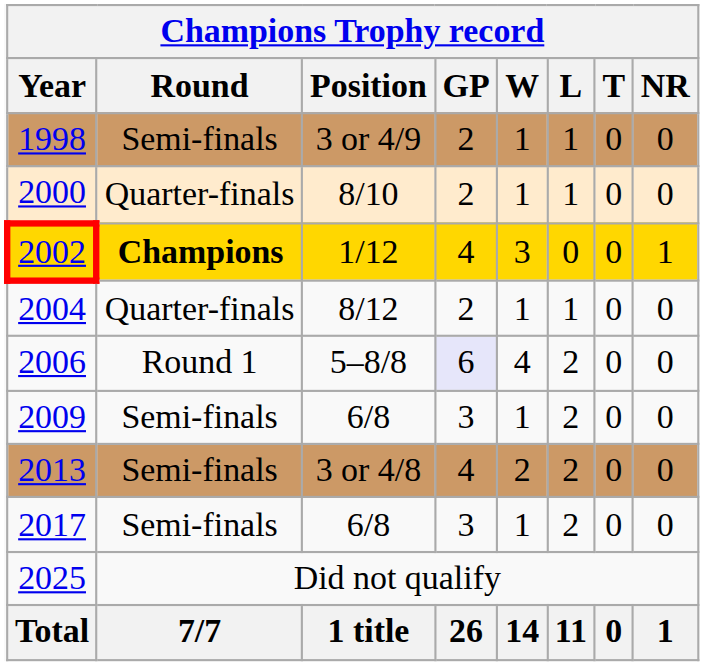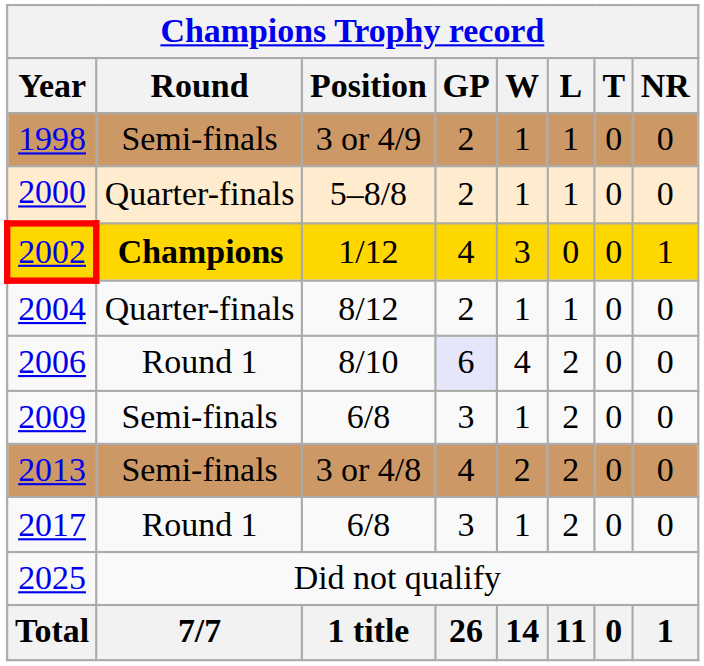(368, 193) 8/10 -> (368, 193) 5–8/8
(368, 362) 5–8/8 -> (368, 362) 8/10
(200, 524) Semi-finals -> (200, 524) Round 1
